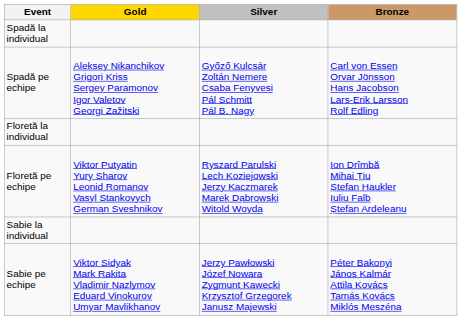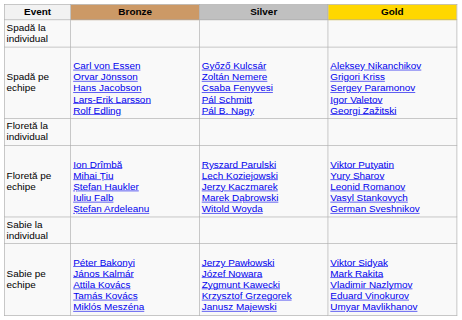columns swapped: (135, 12) <-> (392, 12)
